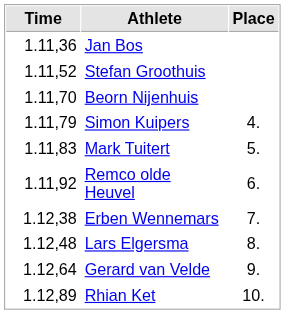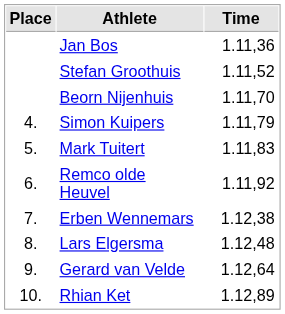columns swapped: (254, 19) <-> (43, 19)
